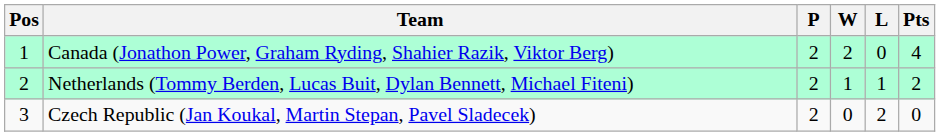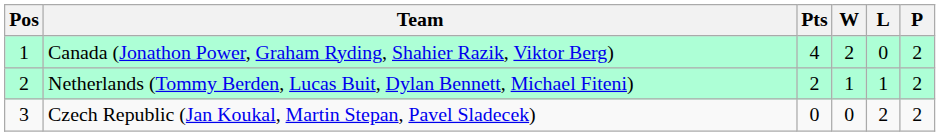columns swapped: (814, 20) <-> (916, 20)
